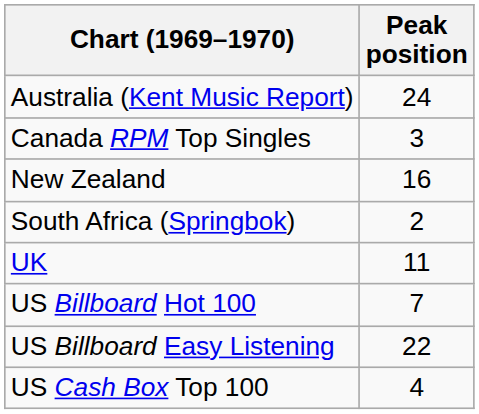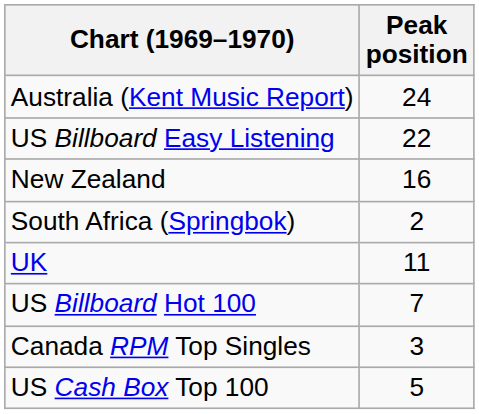rows swapped: (161, 138) <-> (173, 346)
(417, 387) 4 -> (417, 387) 5
